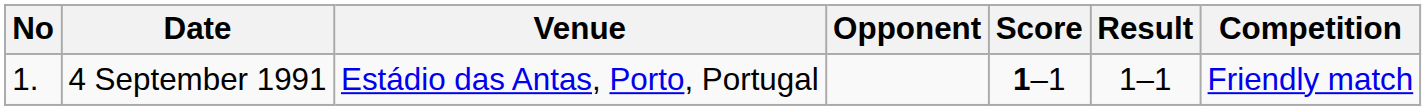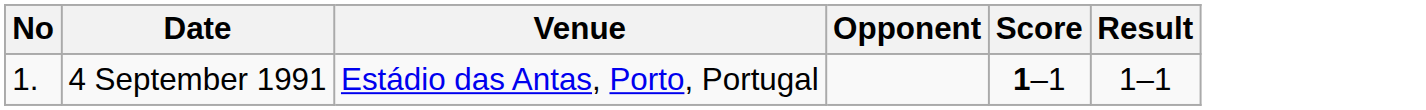- column: (1310, 29)
